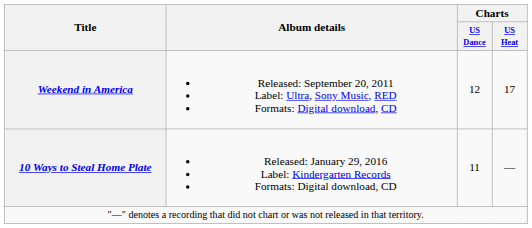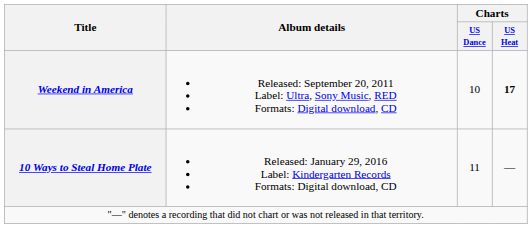(475, 89) 12 -> (475, 89) 10
(510, 89) normal -> (510, 89) bold
